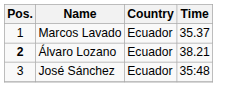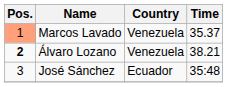(20, 33) no background -> (20, 33) lightsalmon background
(150, 33) Ecuador -> (156, 33) Venezuela
(150, 52) Ecuador -> (156, 52) Venezuela
